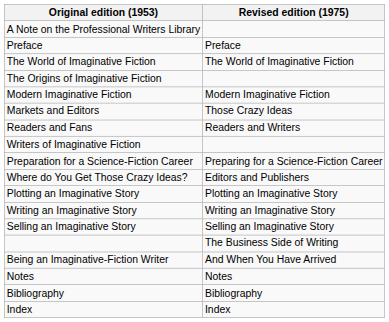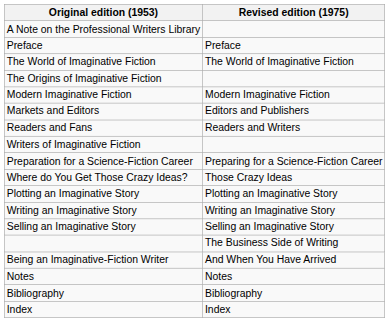(249, 111) Those Crazy Ideas -> (257, 111) Editors and Publishers
(257, 177) Editors and Publishers -> (249, 177) Those Crazy Ideas
